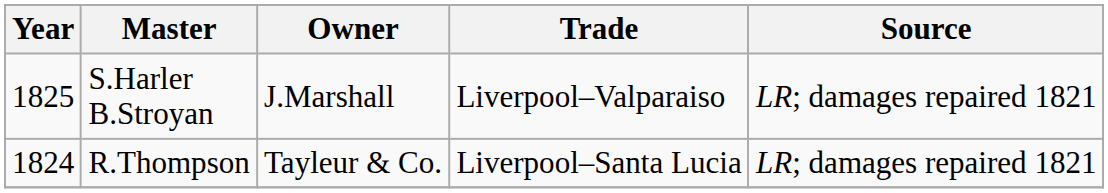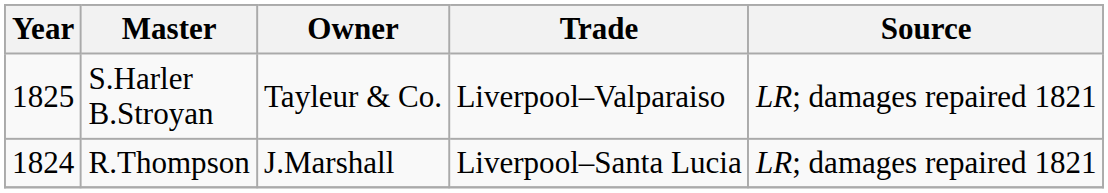(329, 95) J.Marshall -> (353, 95) Tayleur & Co.
(353, 162) Tayleur & Co. -> (329, 162) J.Marshall
